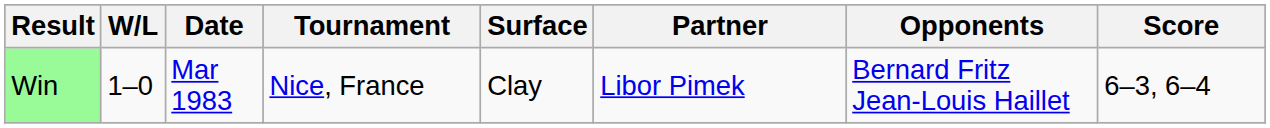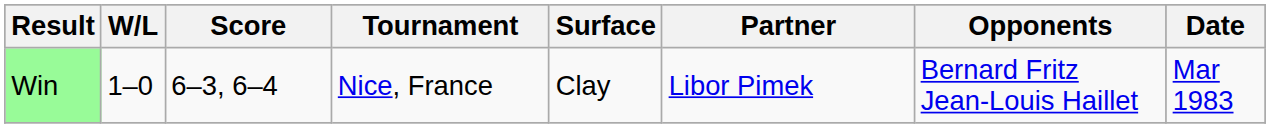columns swapped: (214, 26) <-> (1181, 26)
